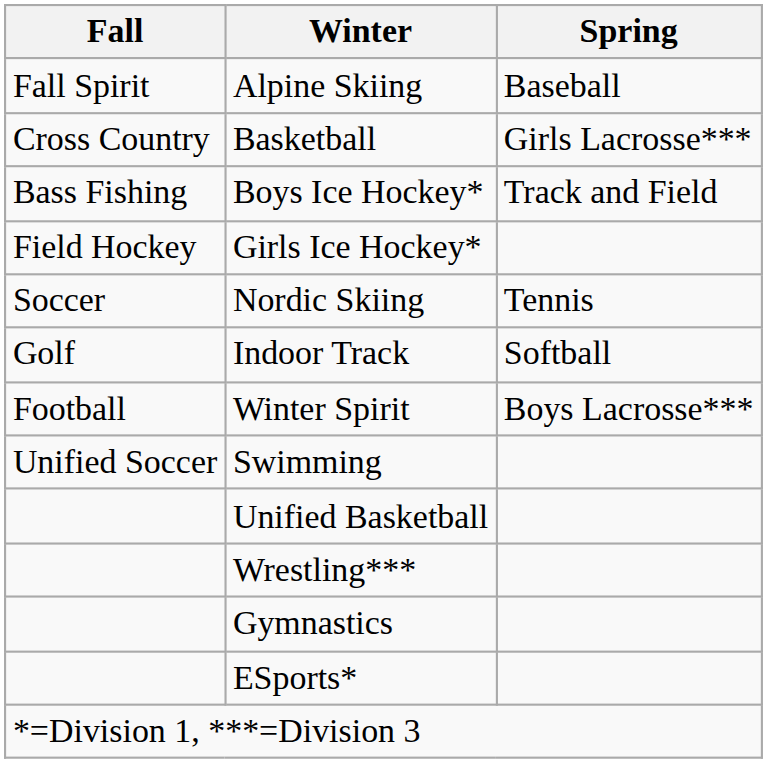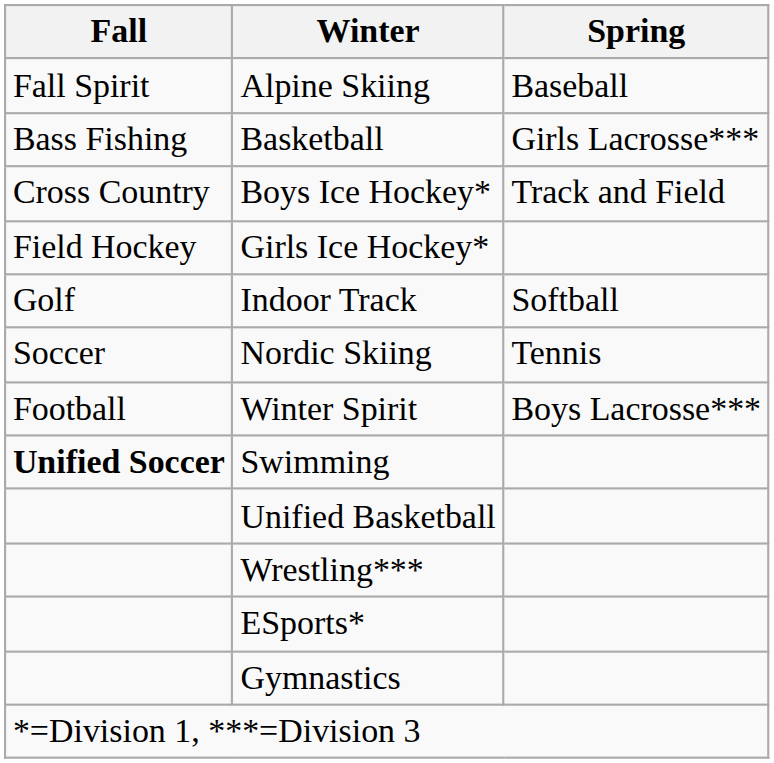(111, 138) Cross Country -> (100, 138) Bass Fishing
(100, 192) Bass Fishing -> (111, 192) Cross Country
rows swapped: (321, 354) <-> (329, 300)
(115, 461) normal -> (119, 461) bold
rows swapped: (313, 623) <-> (295, 676)
